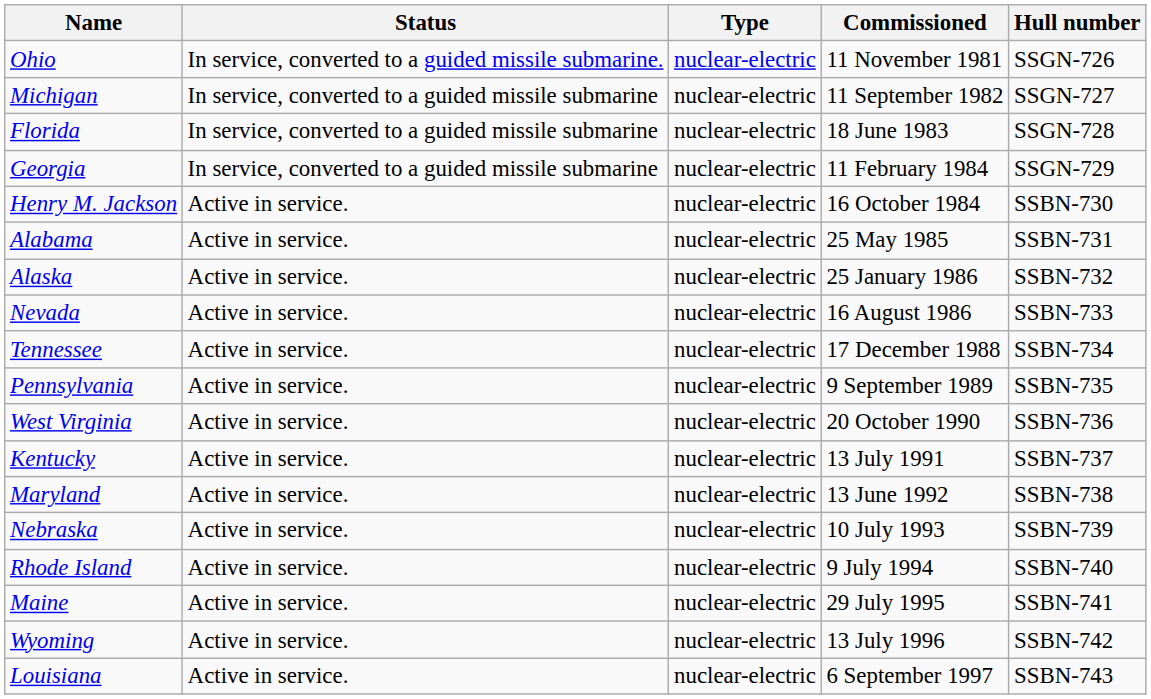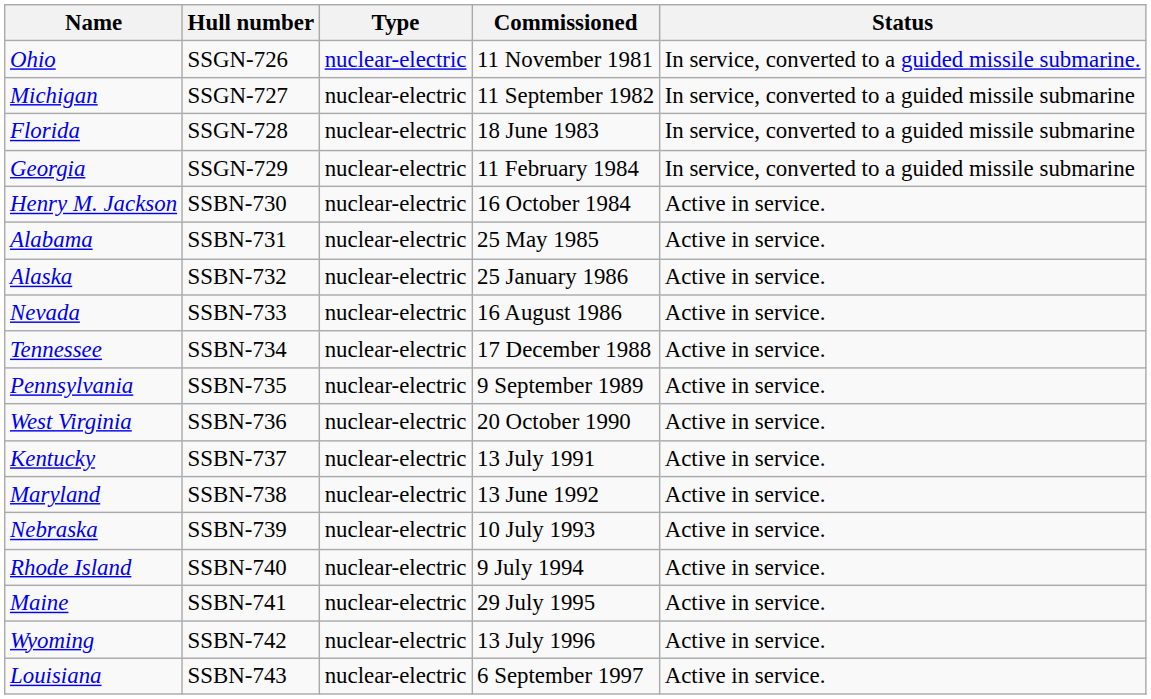columns swapped: (1077, 22) <-> (426, 22)
